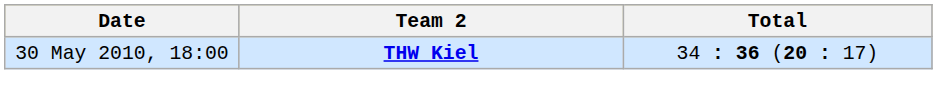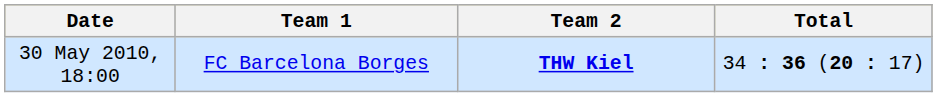+ column: (316, 21)
